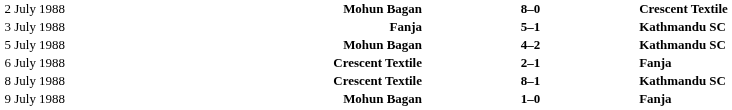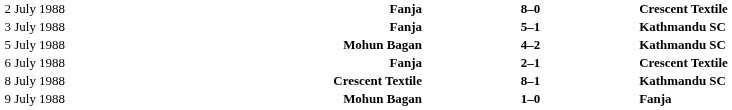(383, 9) Mohun Bagan -> (406, 9) Fanja
(378, 63) Crescent Textile -> (406, 63) Fanja
(655, 63) Fanja -> (683, 63) Crescent Textile
